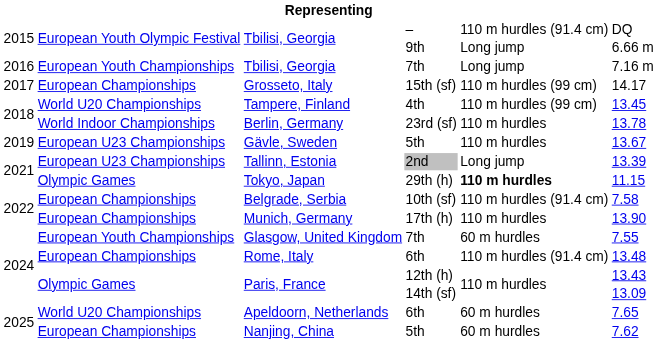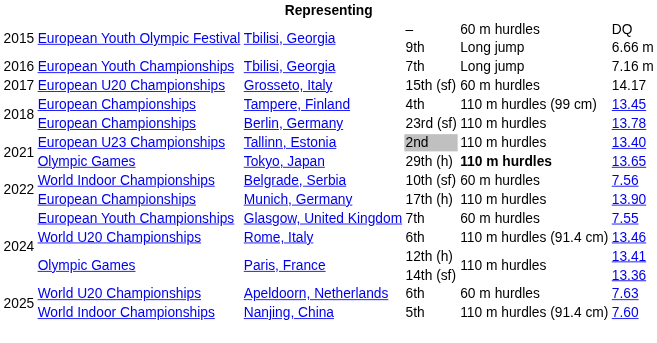(534, 29) 110 m hurdles (91.4 cm) -> (500, 29) 60 m hurdles
(117, 86) European Championships -> (131, 86) European U20 Championships
(529, 86) 110 m hurdles (99 cm) -> (500, 86) 60 m hurdles
(119, 104) World U20 Championships -> (117, 104) European Championships
(126, 123) World Indoor Championships -> (117, 123) European Championships
- row: (290, 142)
(492, 161) Long jump -> (503, 142) 110 m hurdles
(629, 161) 13.39 -> (629, 142) 13.40
(628, 180) 11.15 -> (629, 161) 13.65
(117, 199) European Championships -> (126, 180) World Indoor Championships
(534, 199) 110 m hurdles (91.4 cm) -> (500, 180) 60 m hurdles
(625, 199) 7.58 -> (625, 180) 7.56
(117, 256) European Championships -> (119, 237) World U20 Championships
(629, 256) 13.48 -> (629, 237) 13.46
(629, 275) 13.43 -> (629, 256) 13.41
(629, 294) 13.09 -> (629, 275) 13.36
(625, 313) 7.65 -> (625, 294) 7.63
(117, 332) European Championships -> (126, 313) World Indoor Championships
(500, 332) 60 m hurdles -> (534, 313) 110 m hurdles (91.4 cm)
(625, 332) 7.62 -> (625, 313) 7.60
